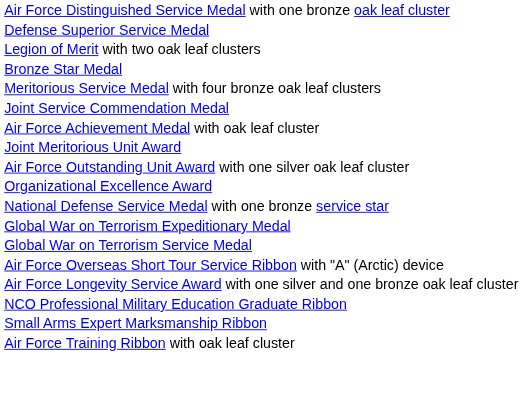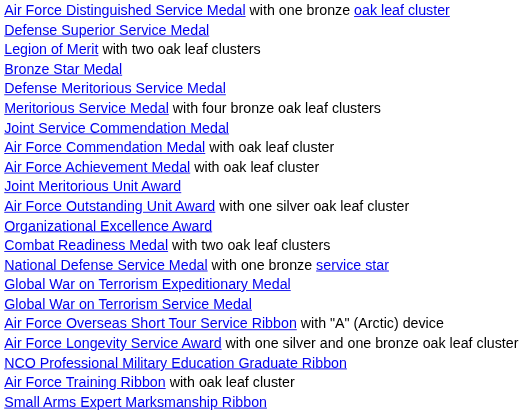+ row: (115, 89)
+ row: (169, 147)
+ row: (167, 245)
rows swapped: (136, 324) <-> (149, 343)
